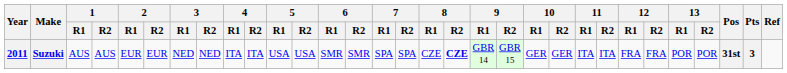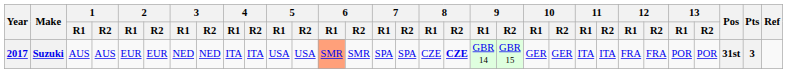(17, 54) 2011 -> (17, 54) 2017
(332, 54) no background -> (332, 54) lightsalmon background
